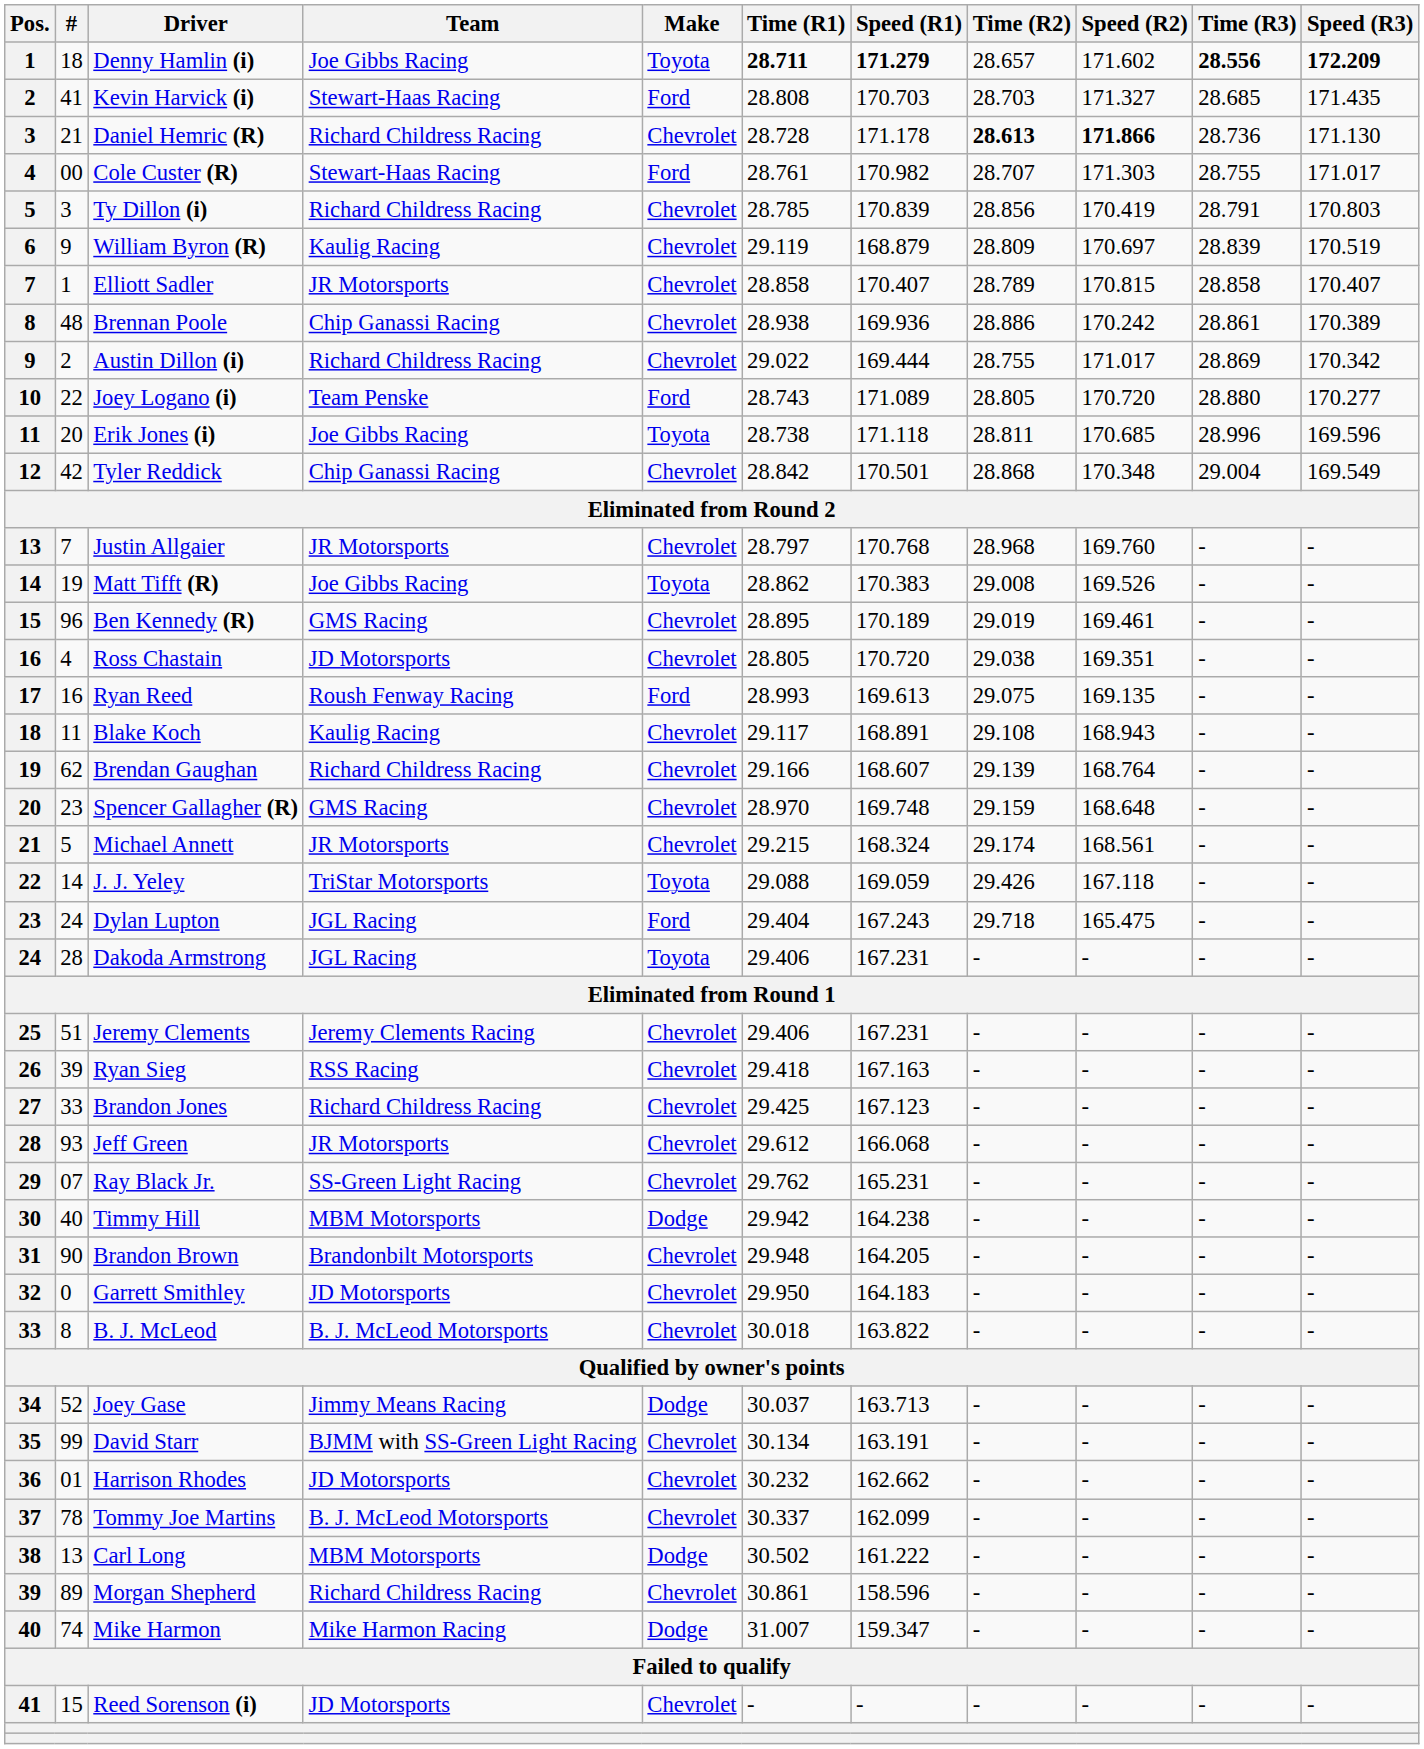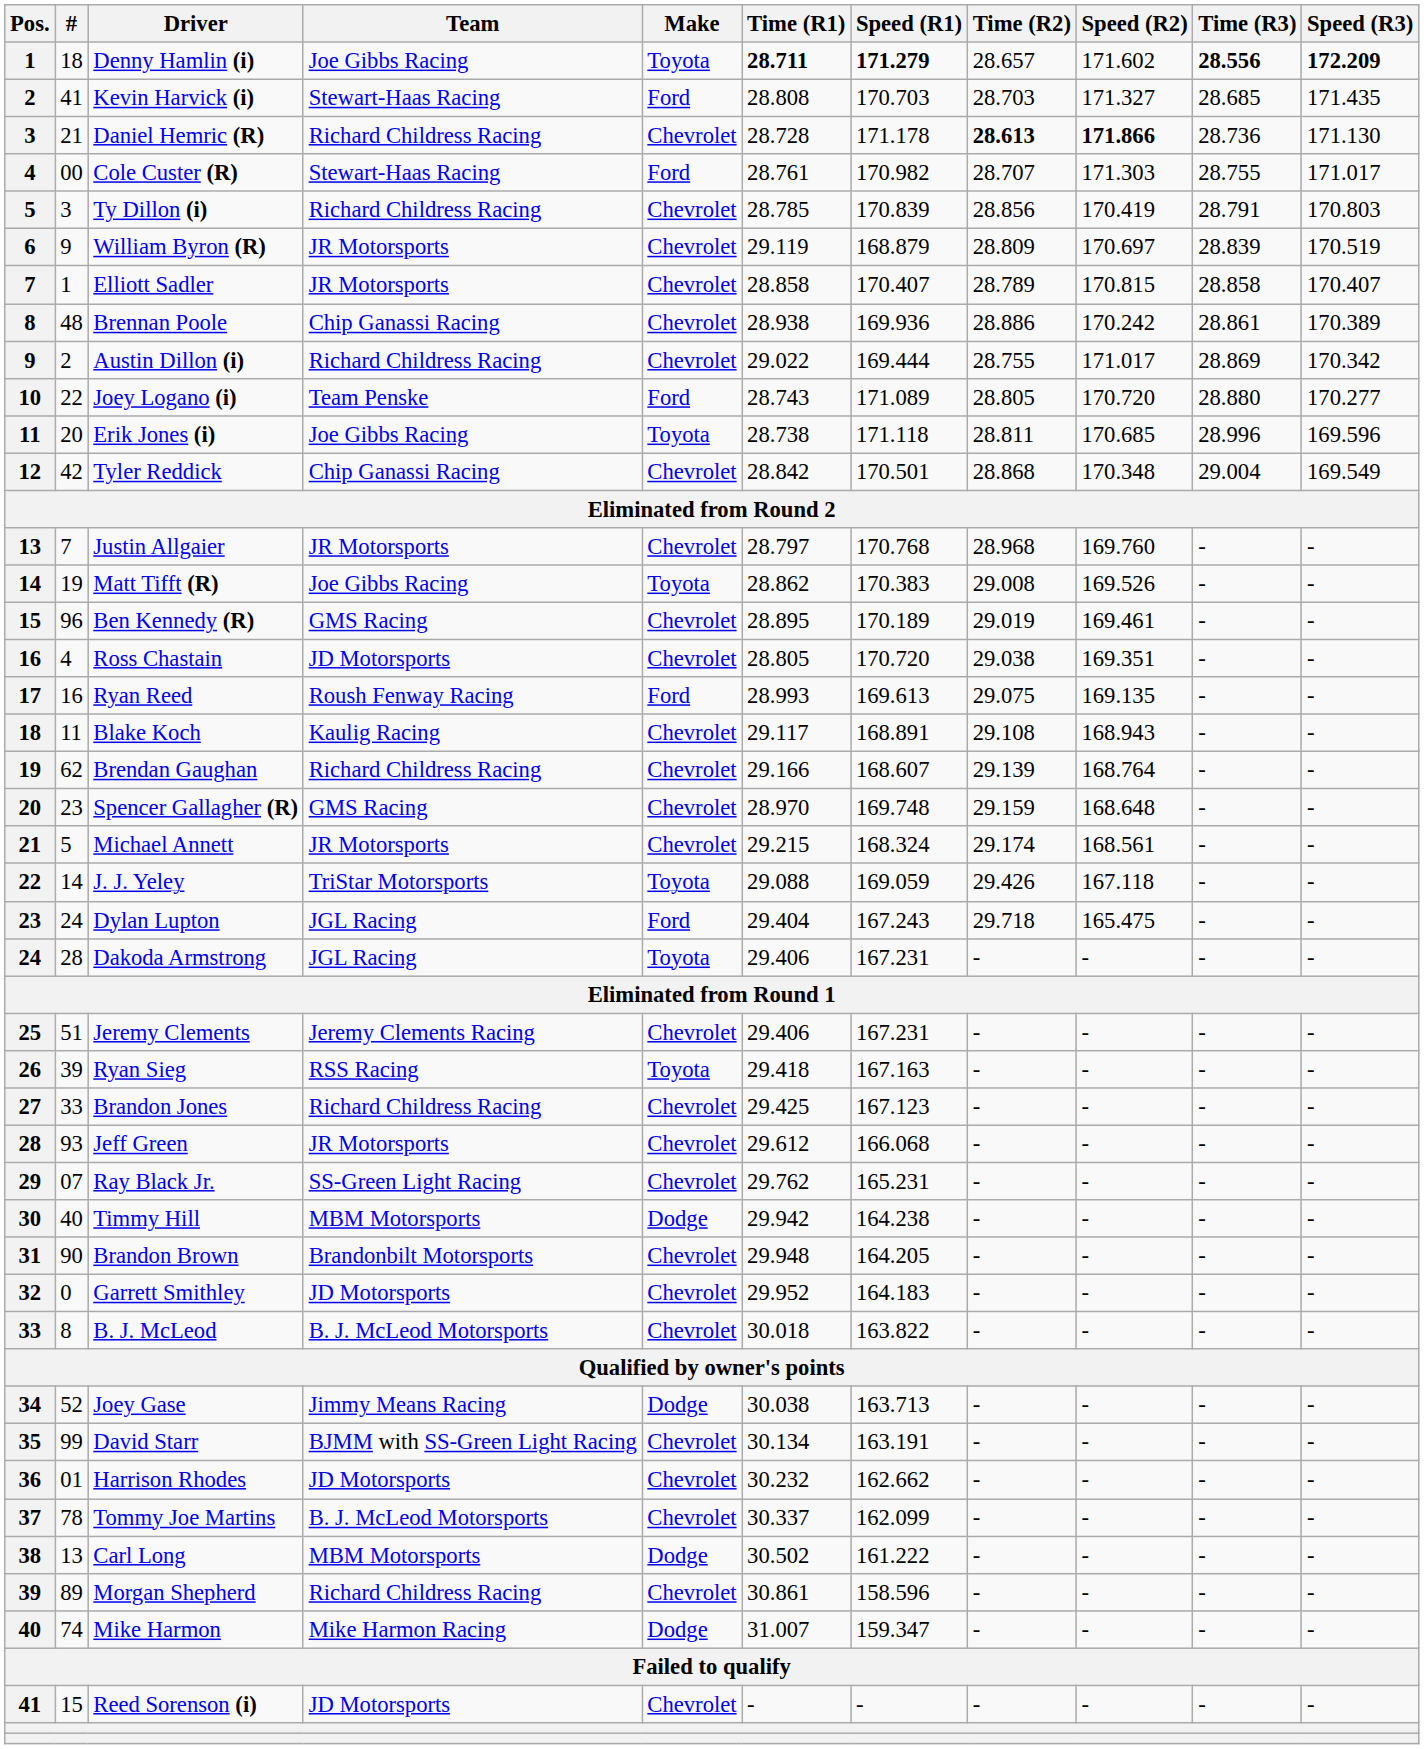(374, 247) Kaulig Racing -> (379, 247) JR Motorsports
(692, 1068) Chevrolet -> (679, 1068) Toyota
(778, 1293) 29.950 -> (778, 1293) 29.952
(778, 1405) 30.037 -> (778, 1405) 30.038
